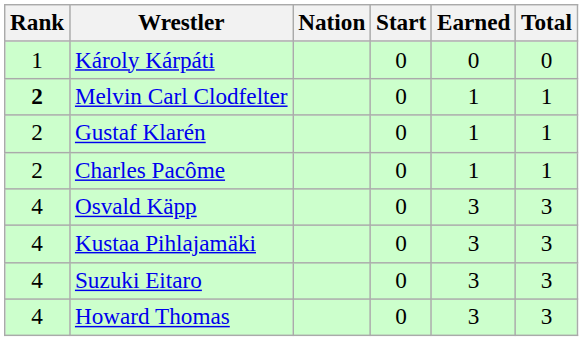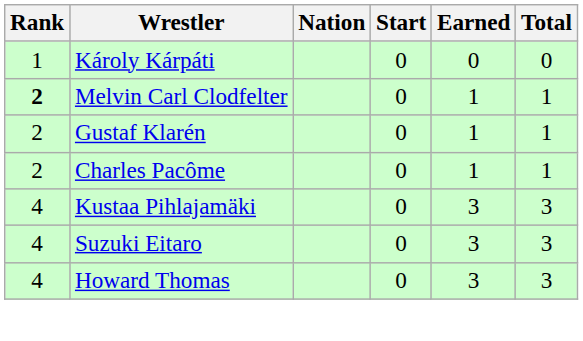- row: (136, 206)
